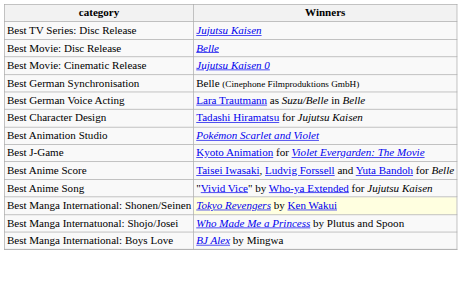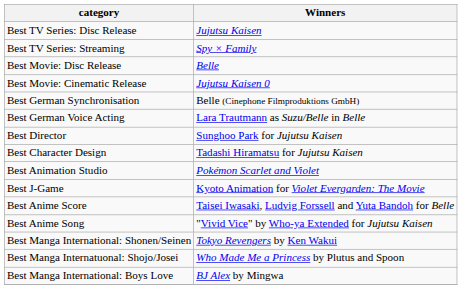+ row: (66, 48)
+ row: (36, 135)
(267, 205) lightyellow background -> (267, 240) no background
